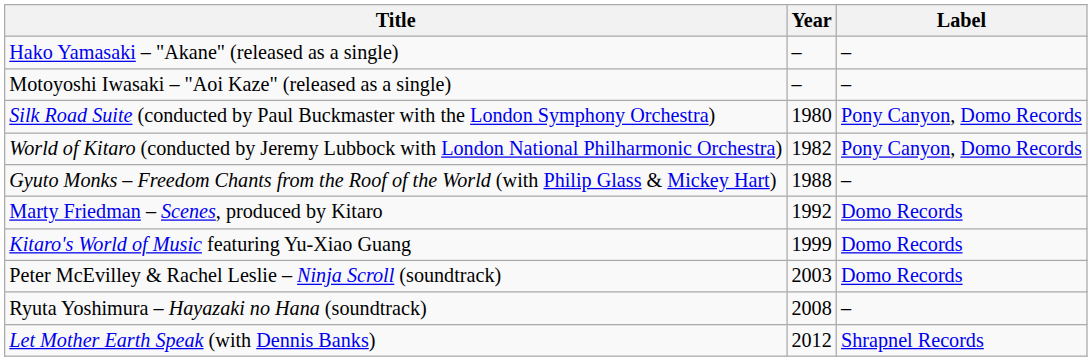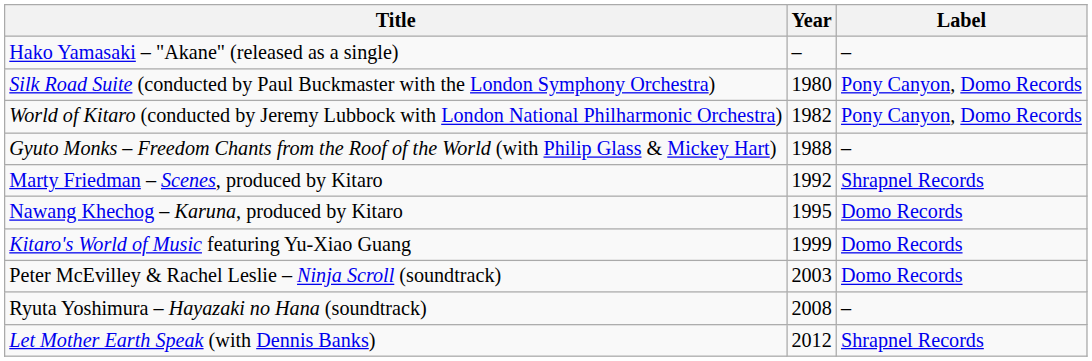- row: (230, 84)
(902, 212) Domo Records -> (912, 180) Shrapnel Records
+ row: (206, 212)
